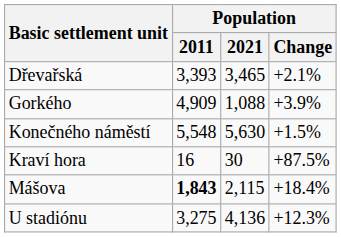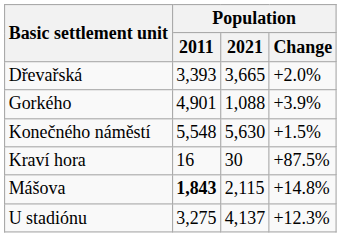(245, 75) 3,465 -> (245, 75) 3,665
(297, 75) +2.1% -> (297, 75) +2.0%
(196, 103) 4,909 -> (196, 103) 4,901
(302, 189) +18.4% -> (302, 189) +14.8%
(245, 217) 4,136 -> (245, 217) 4,137
